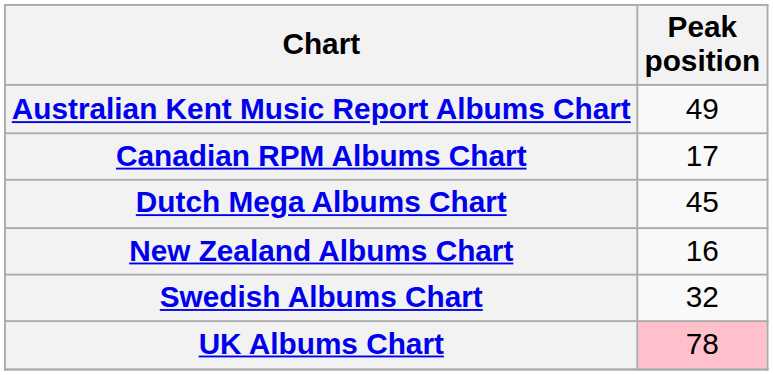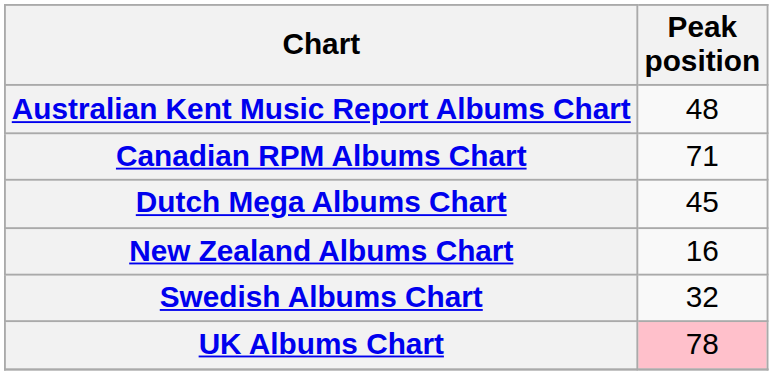(702, 108) 49 -> (702, 108) 48
(702, 155) 17 -> (702, 155) 71
